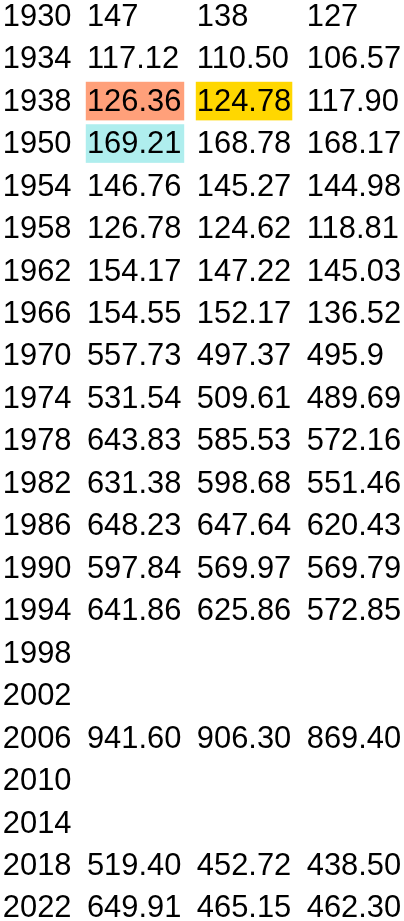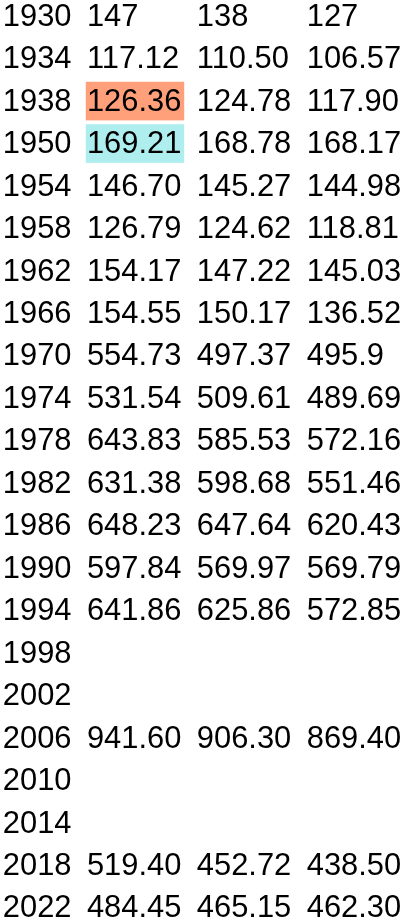(244, 100) gold background -> (244, 100) no background
(134, 185) 146.76 -> (134, 185) 146.70
(134, 227) 126.78 -> (134, 227) 126.79
(244, 312) 152.17 -> (244, 312) 150.17
(134, 355) 557.73 -> (134, 355) 554.73
(134, 907) 649.91 -> (134, 907) 484.45
